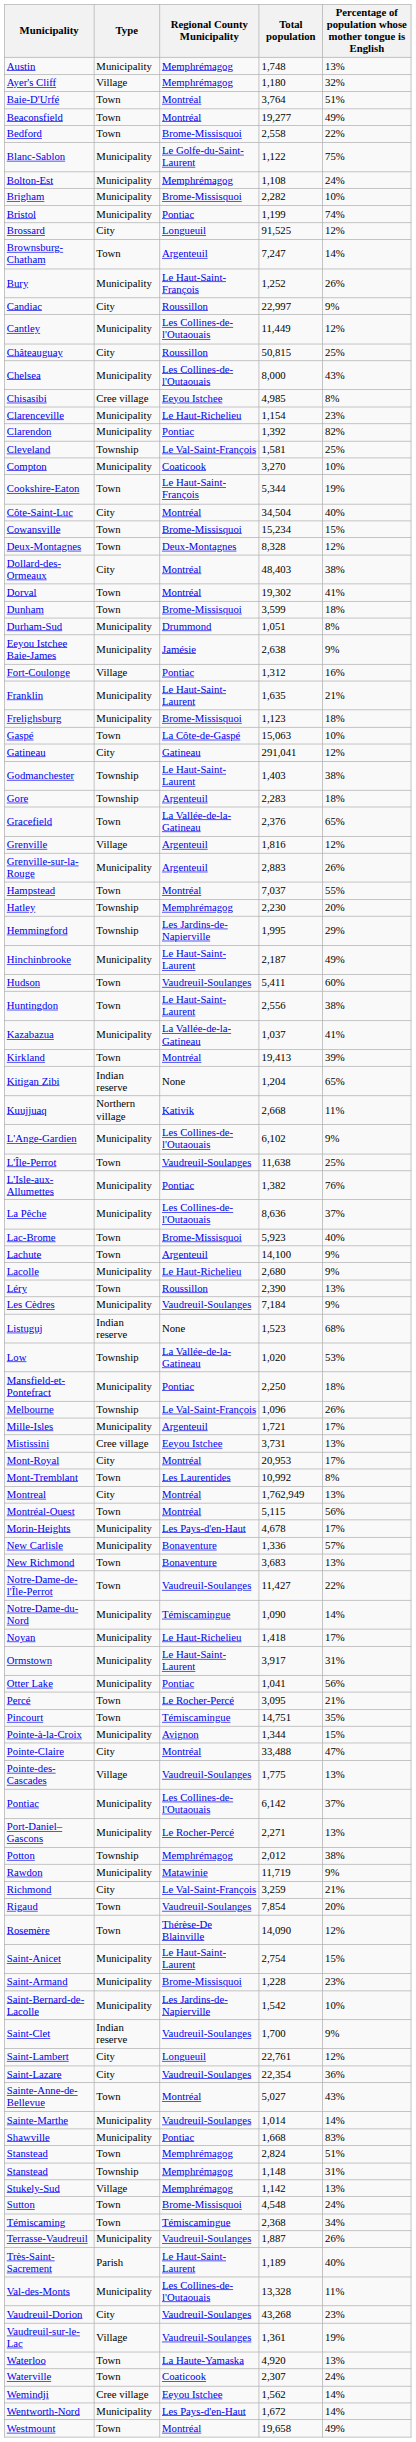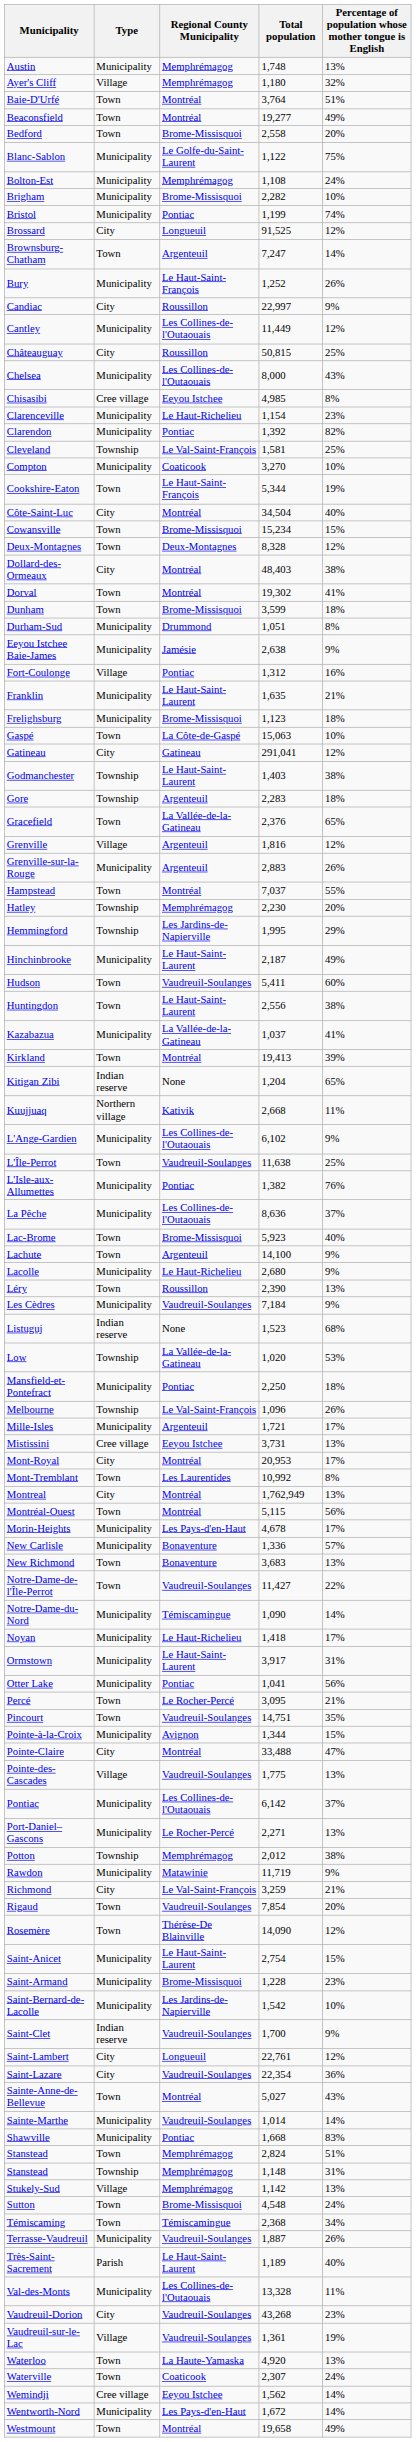(335, 134) 22% -> (335, 134) 20%
(196, 1717) Témiscamingue -> (207, 1717) Vaudreuil-Soulanges
